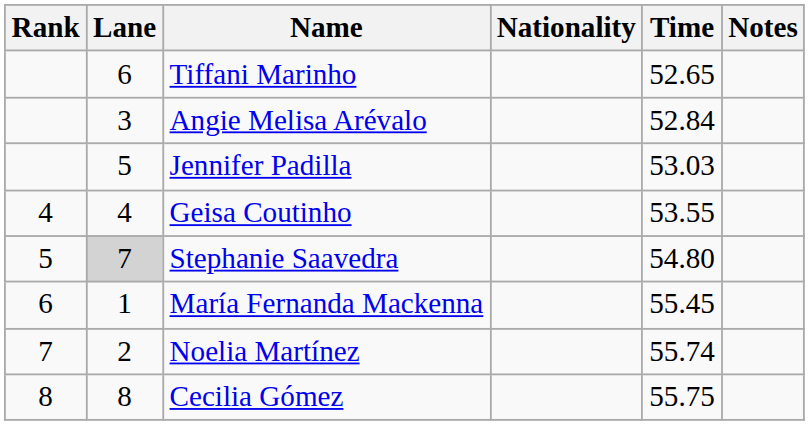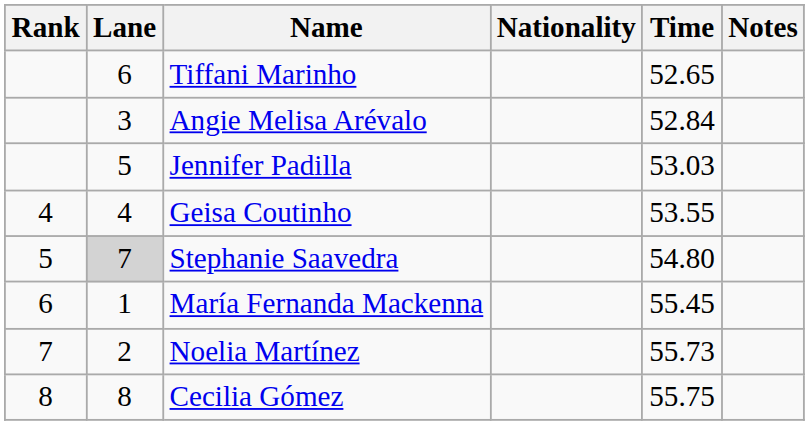(682, 350) 55.74 -> (682, 350) 55.73
